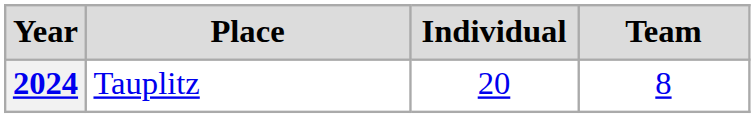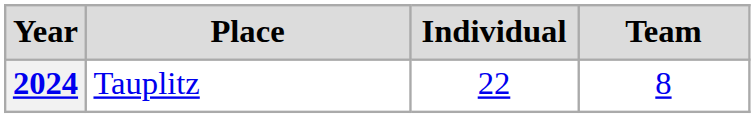(494, 84) 20 -> (494, 84) 22
